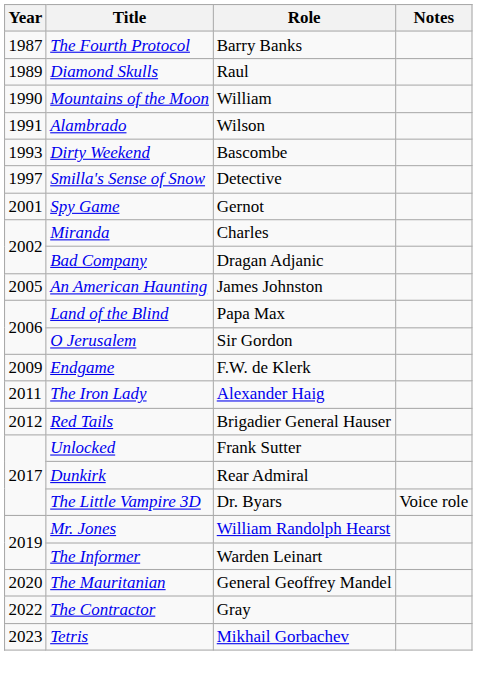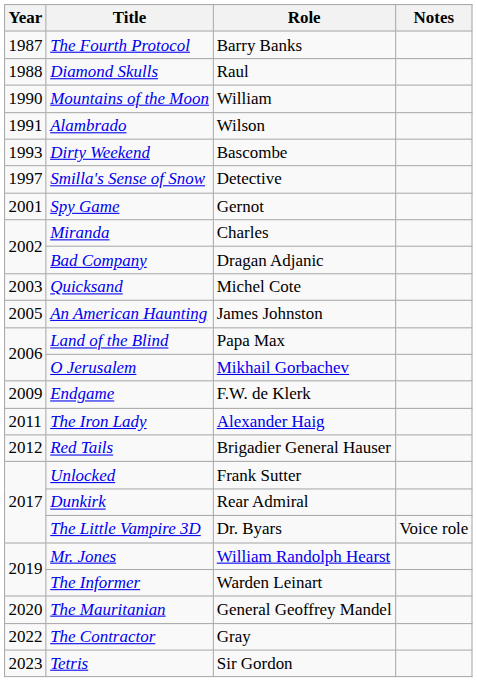(25, 71) 1989 -> (25, 71) 1988
+ row: (86, 286)
(255, 340) Sir Gordon -> (283, 367) Mikhail Gorbachev
(283, 636) Mikhail Gorbachev -> (255, 663) Sir Gordon
